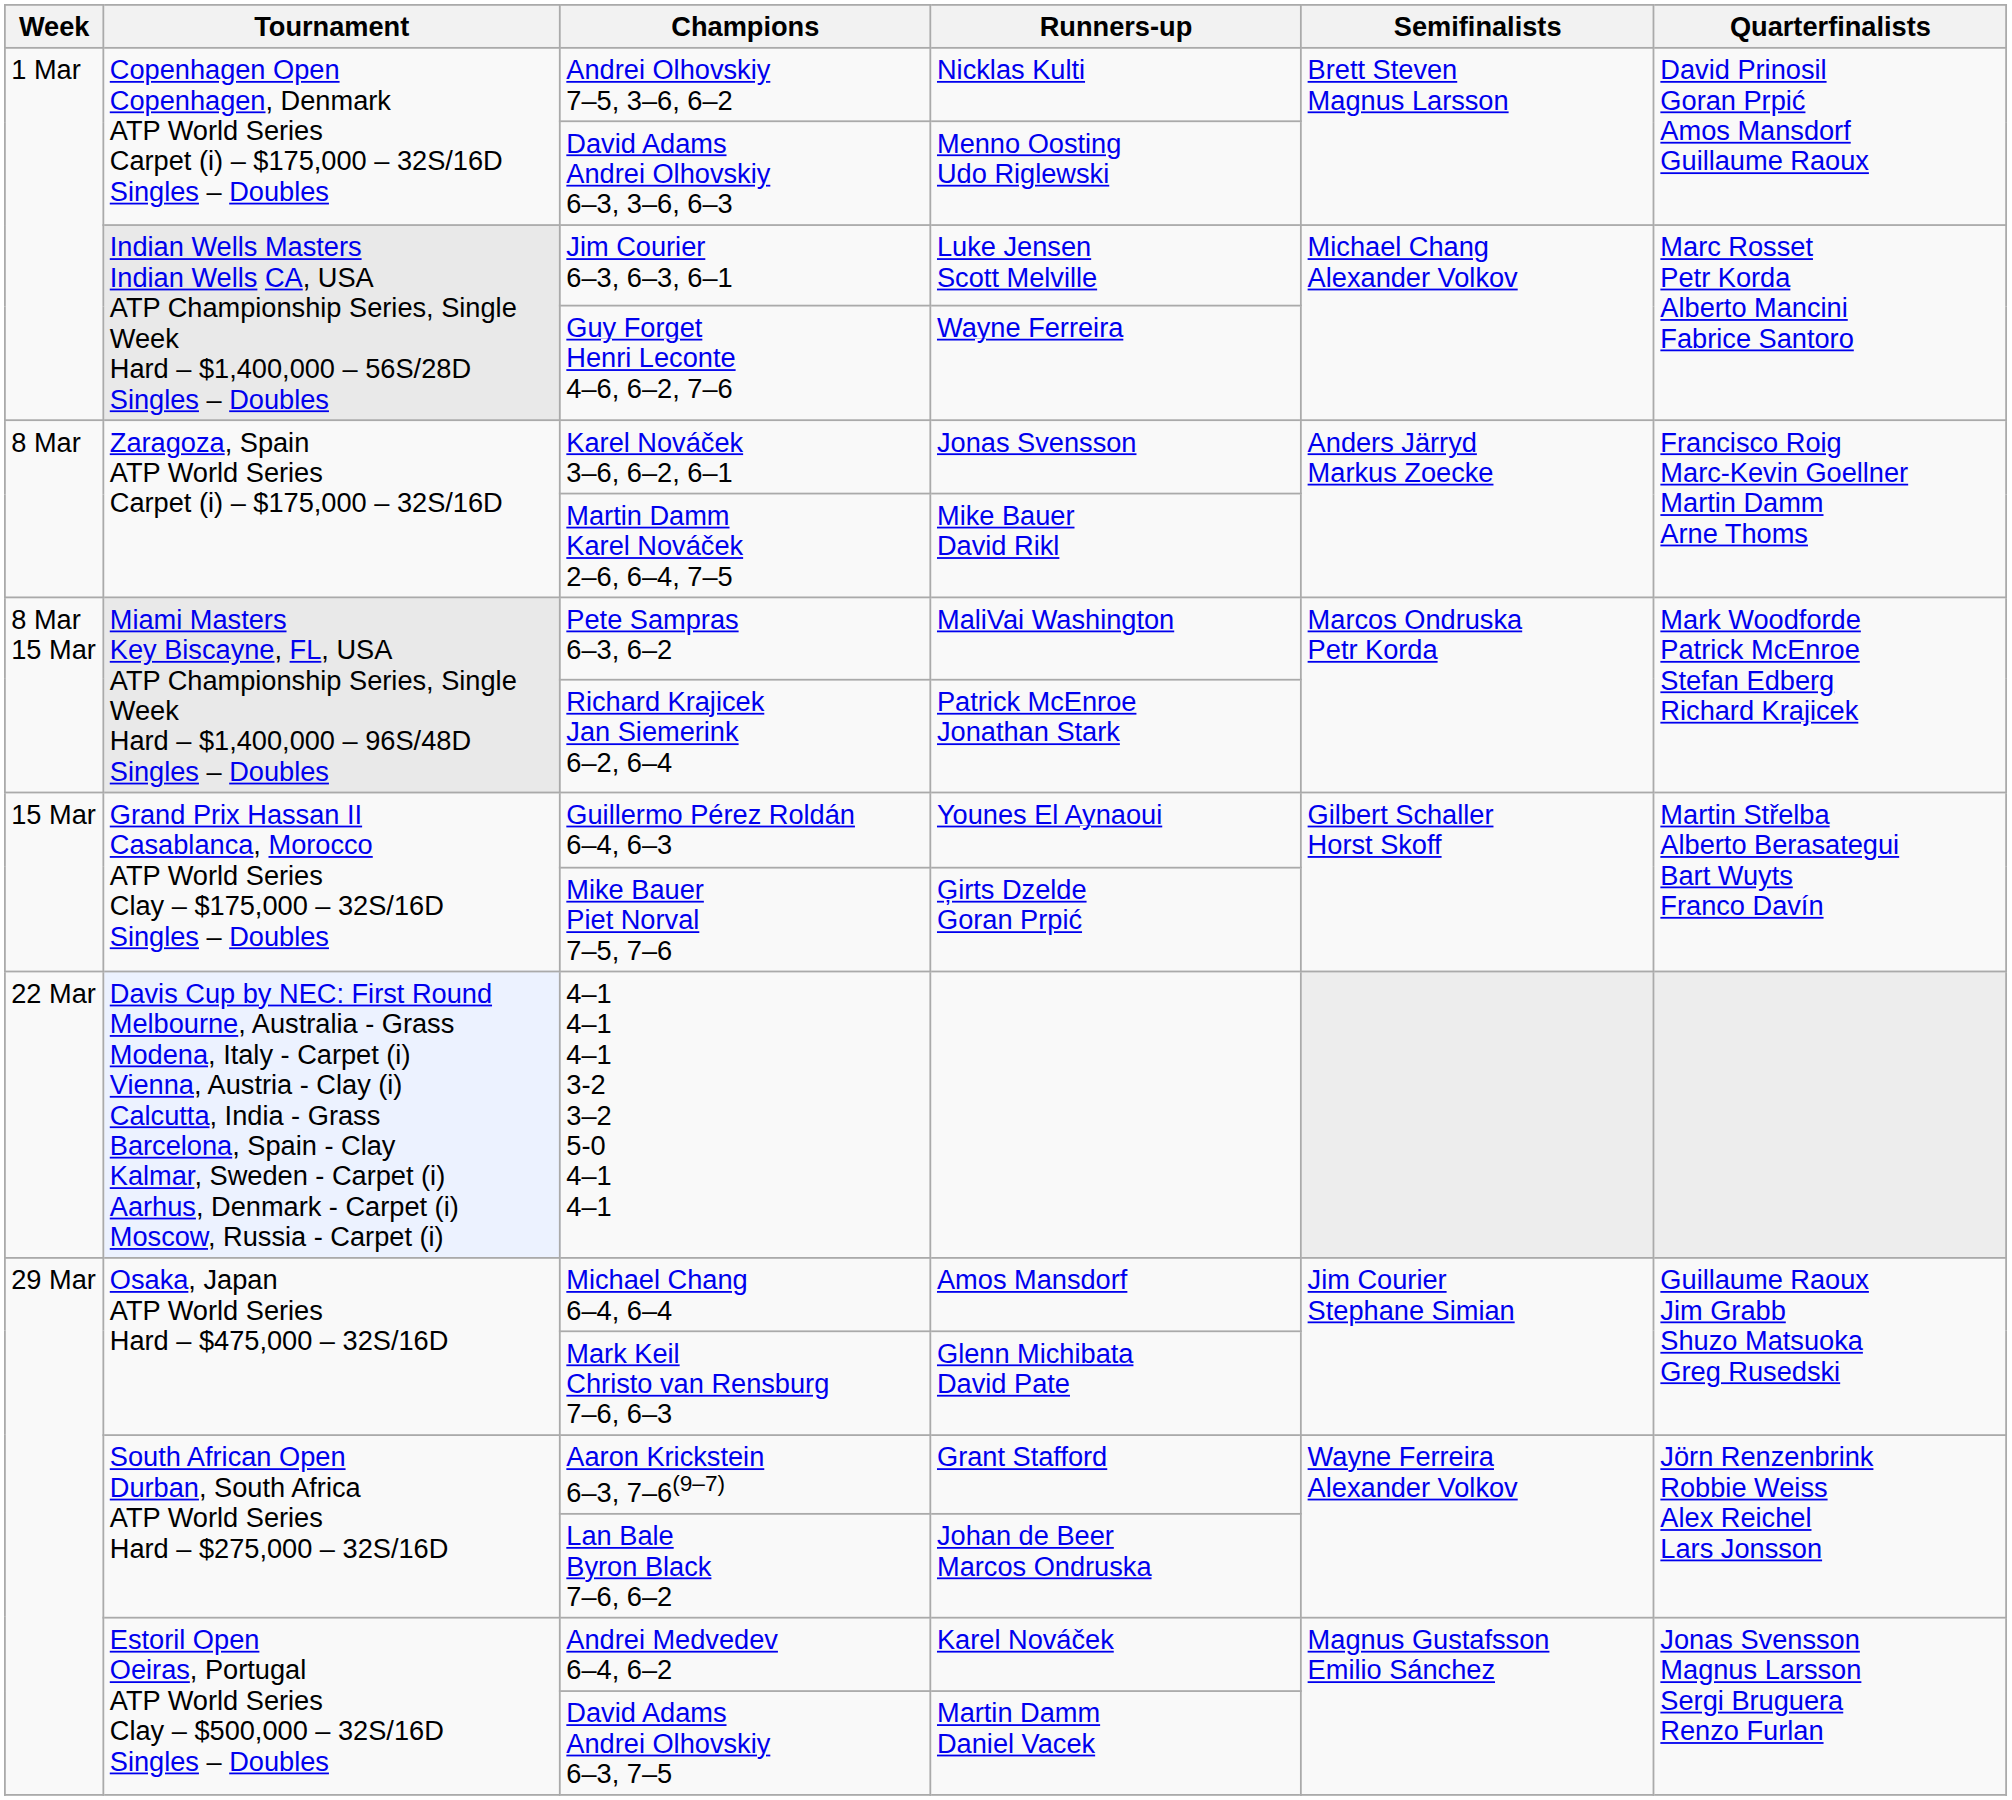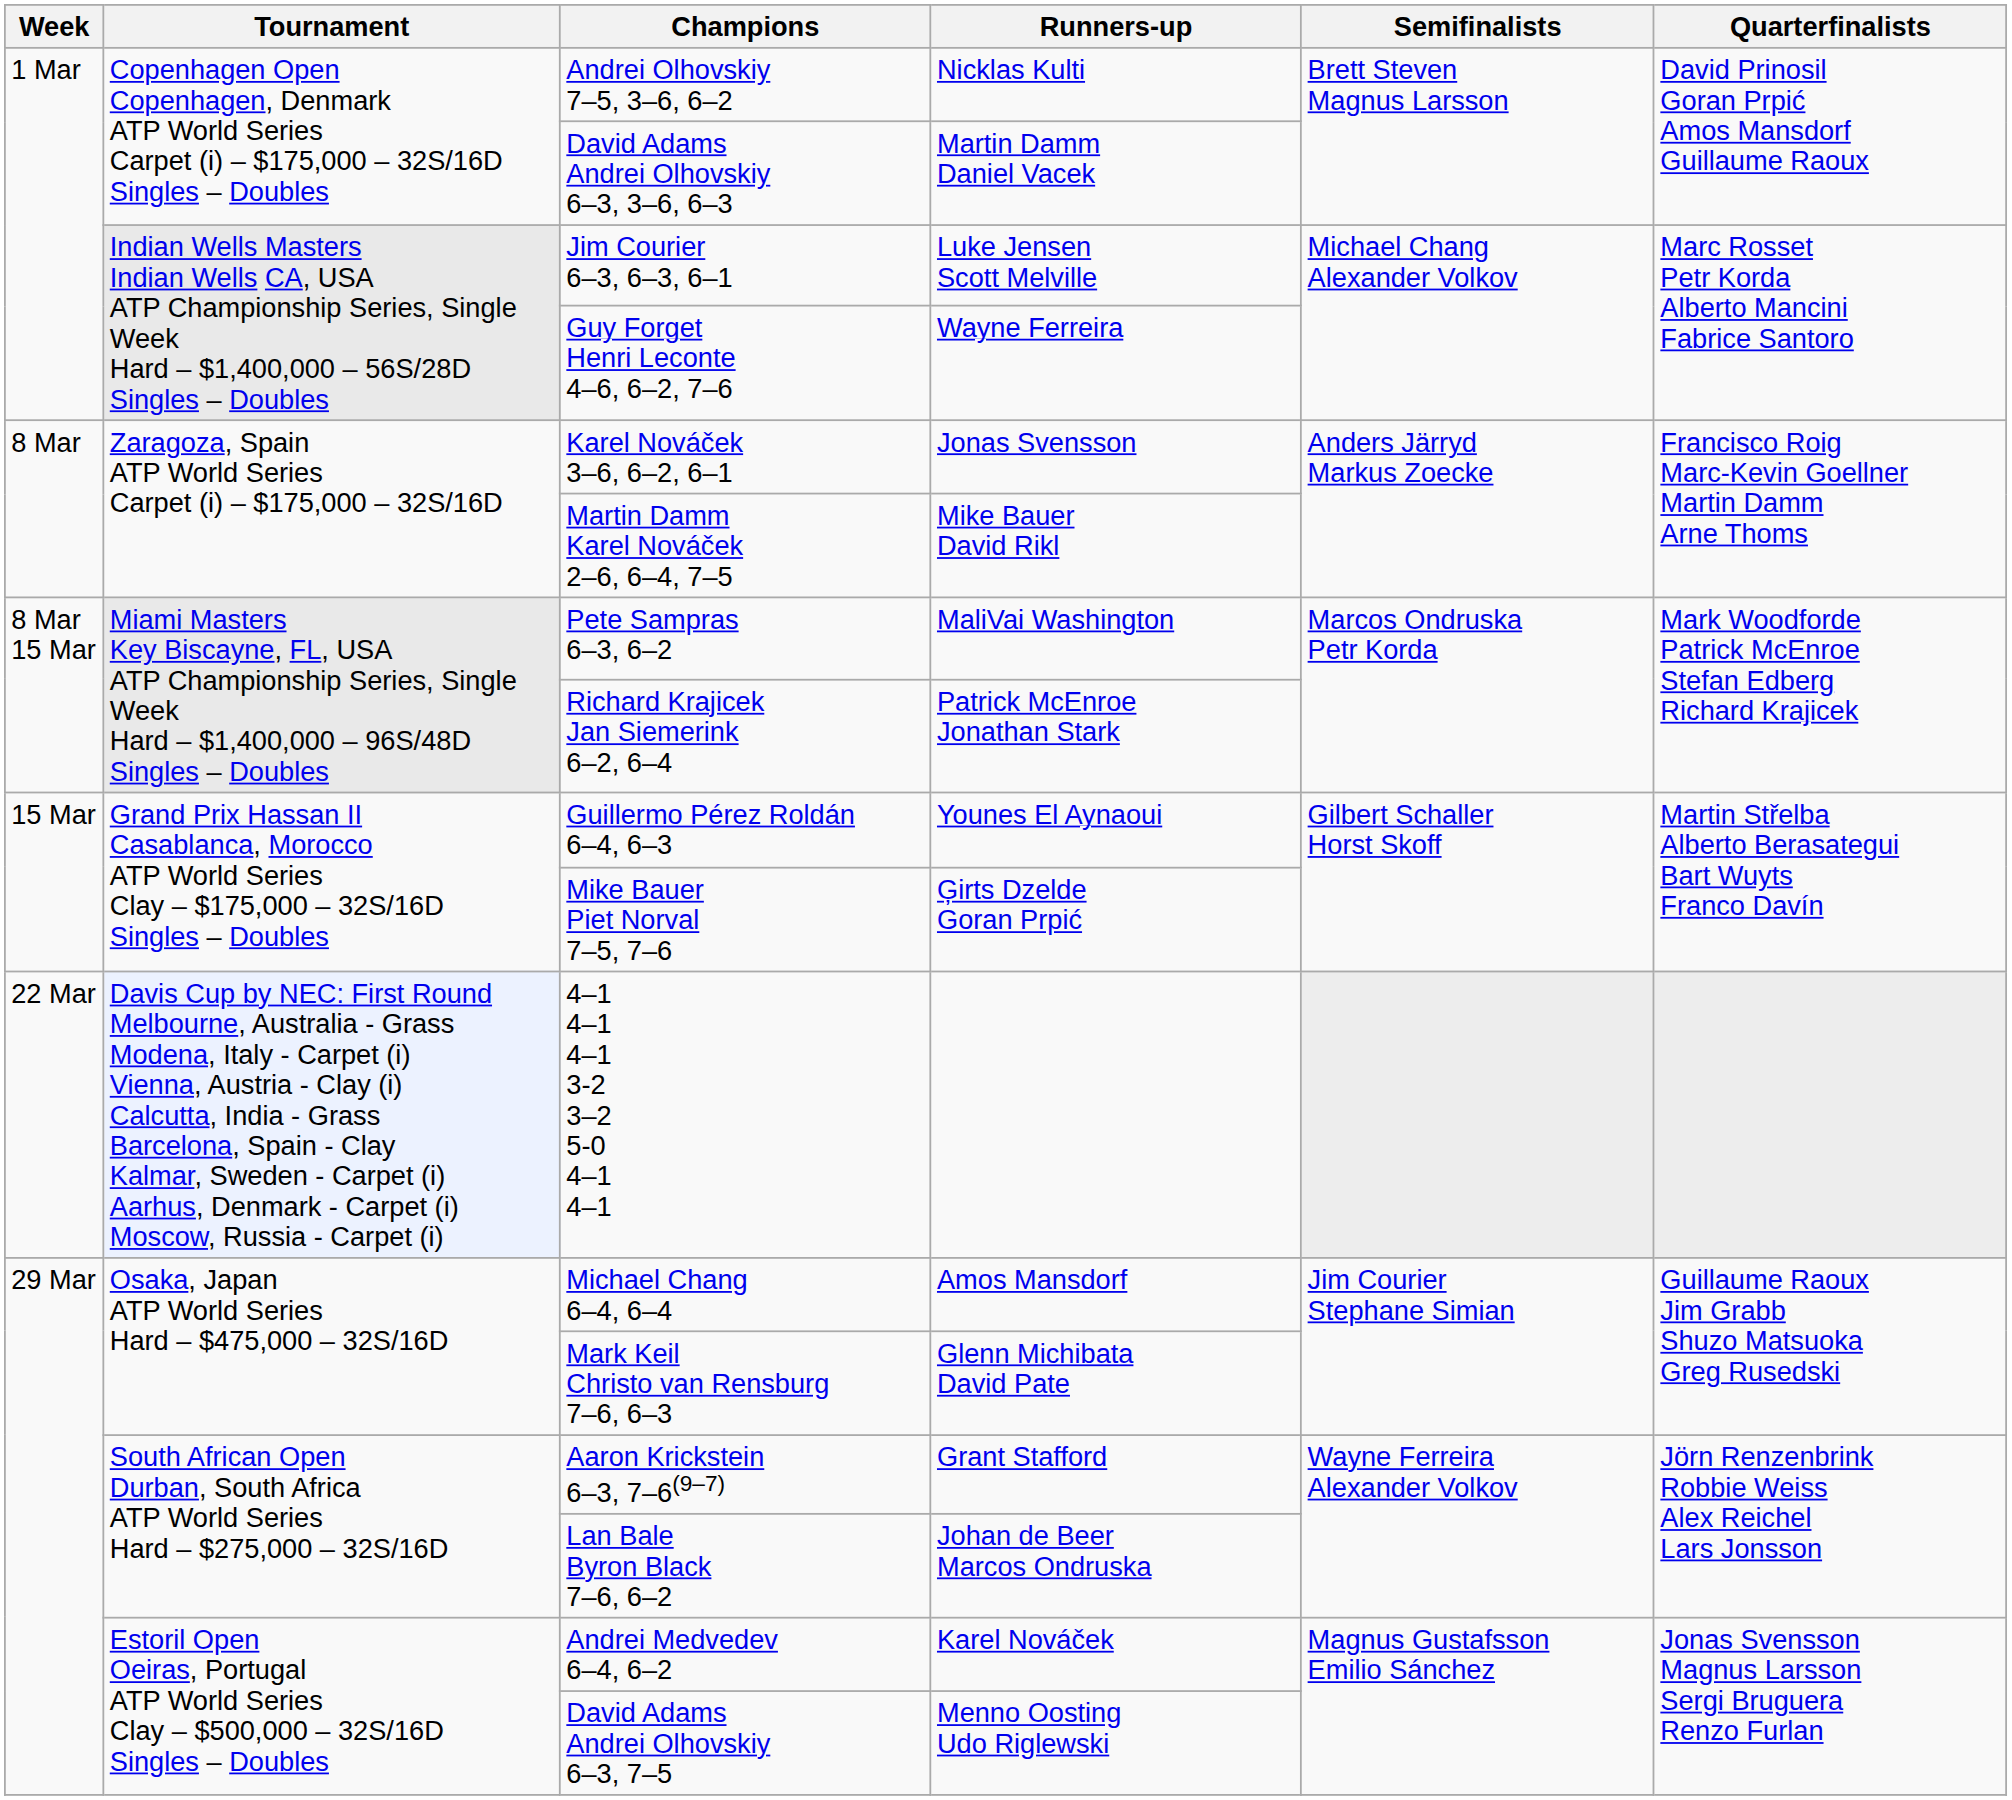(1029, 158) Menno Oosting Udo Riglewski -> (1019, 158) Martin Damm Daniel Vacek
(1019, 1728) Martin Damm Daniel Vacek -> (1029, 1728) Menno Oosting Udo Riglewski
